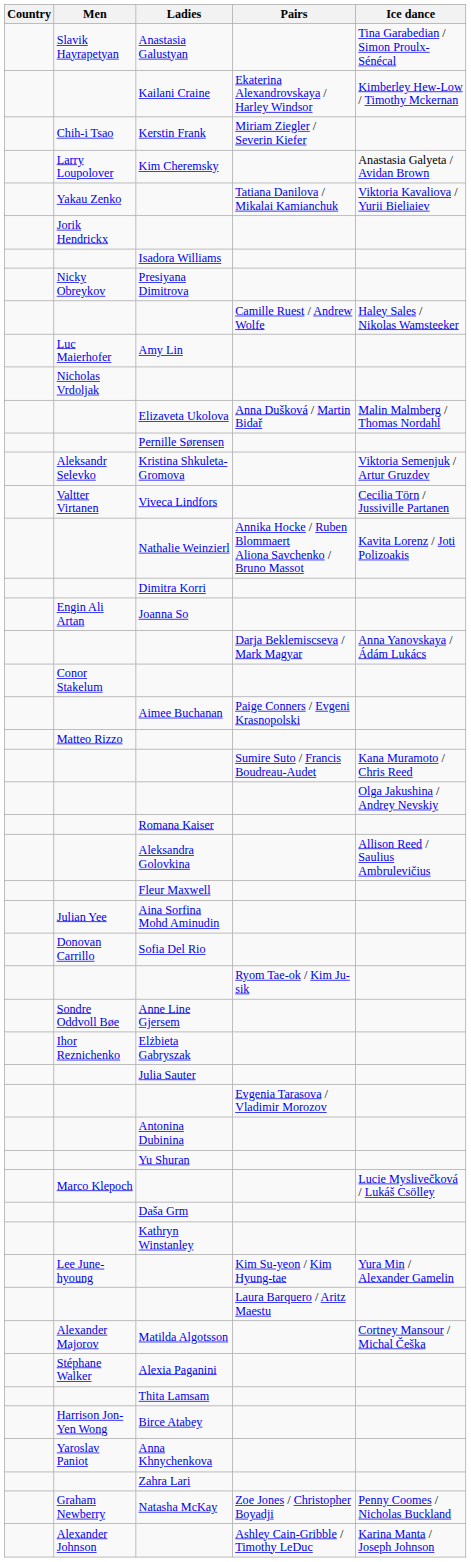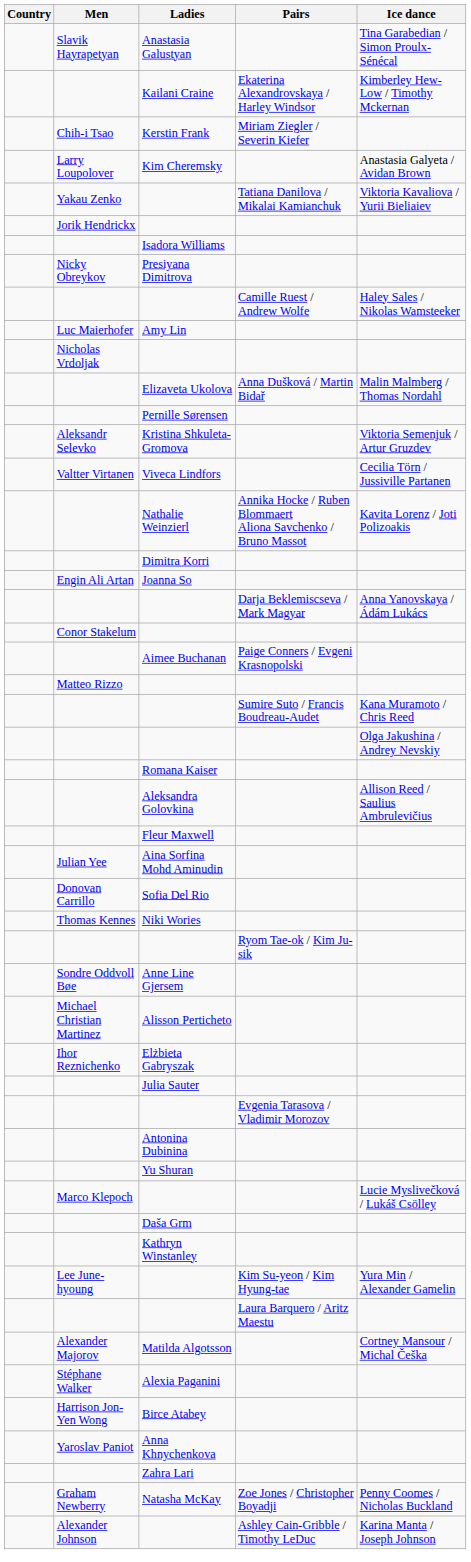+ row: (171, 921)
+ row: (187, 1019)
- row: (174, 1396)
